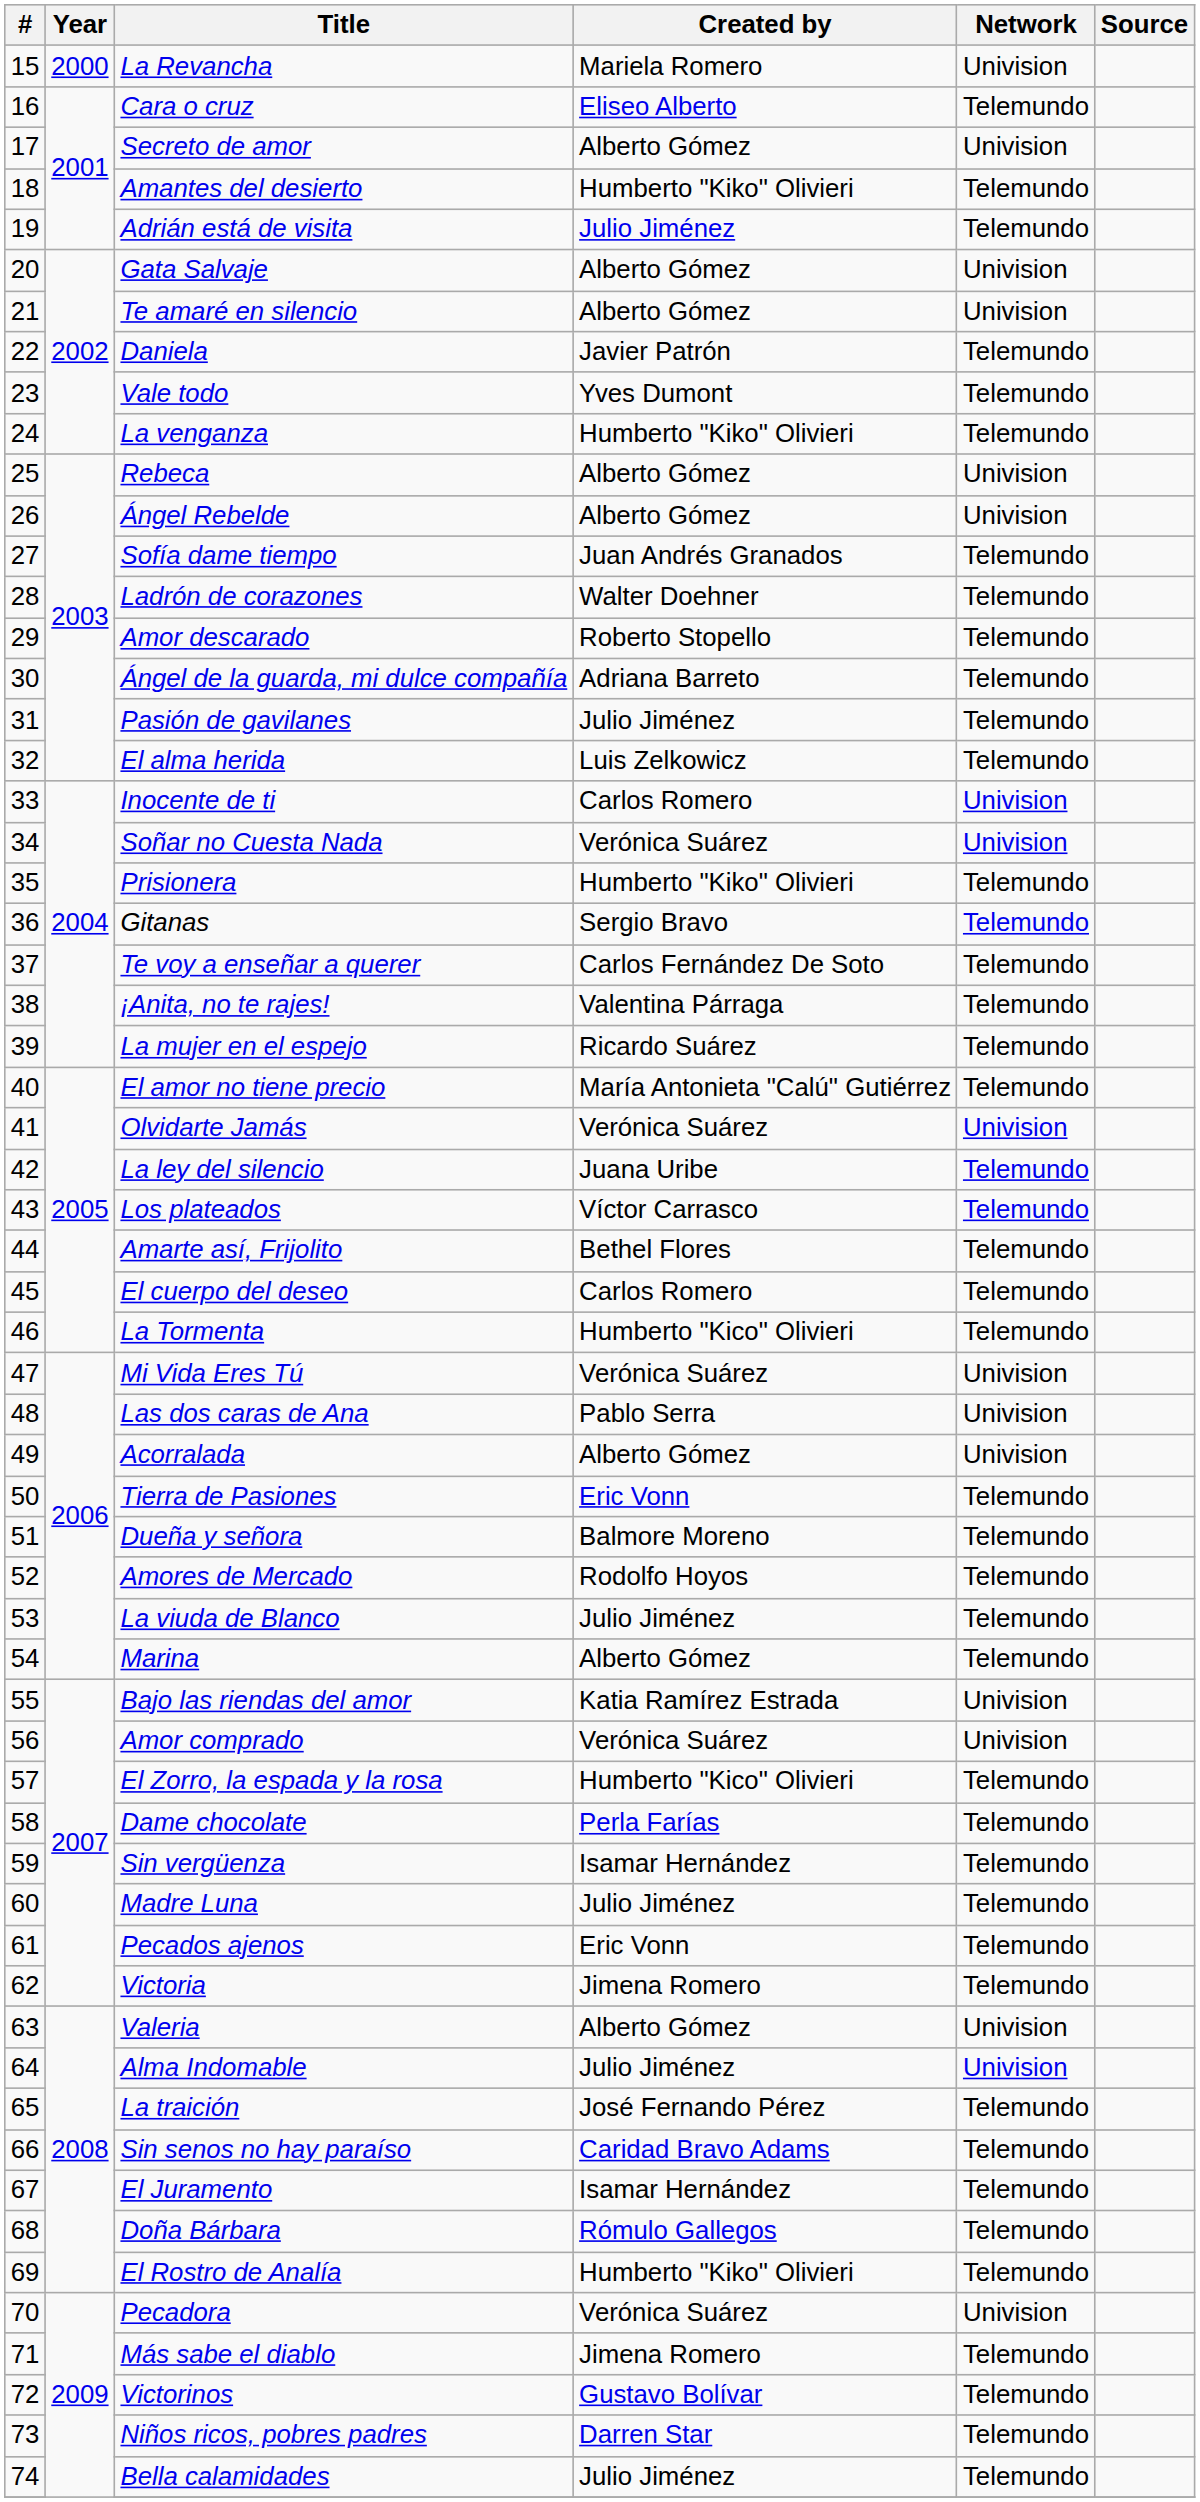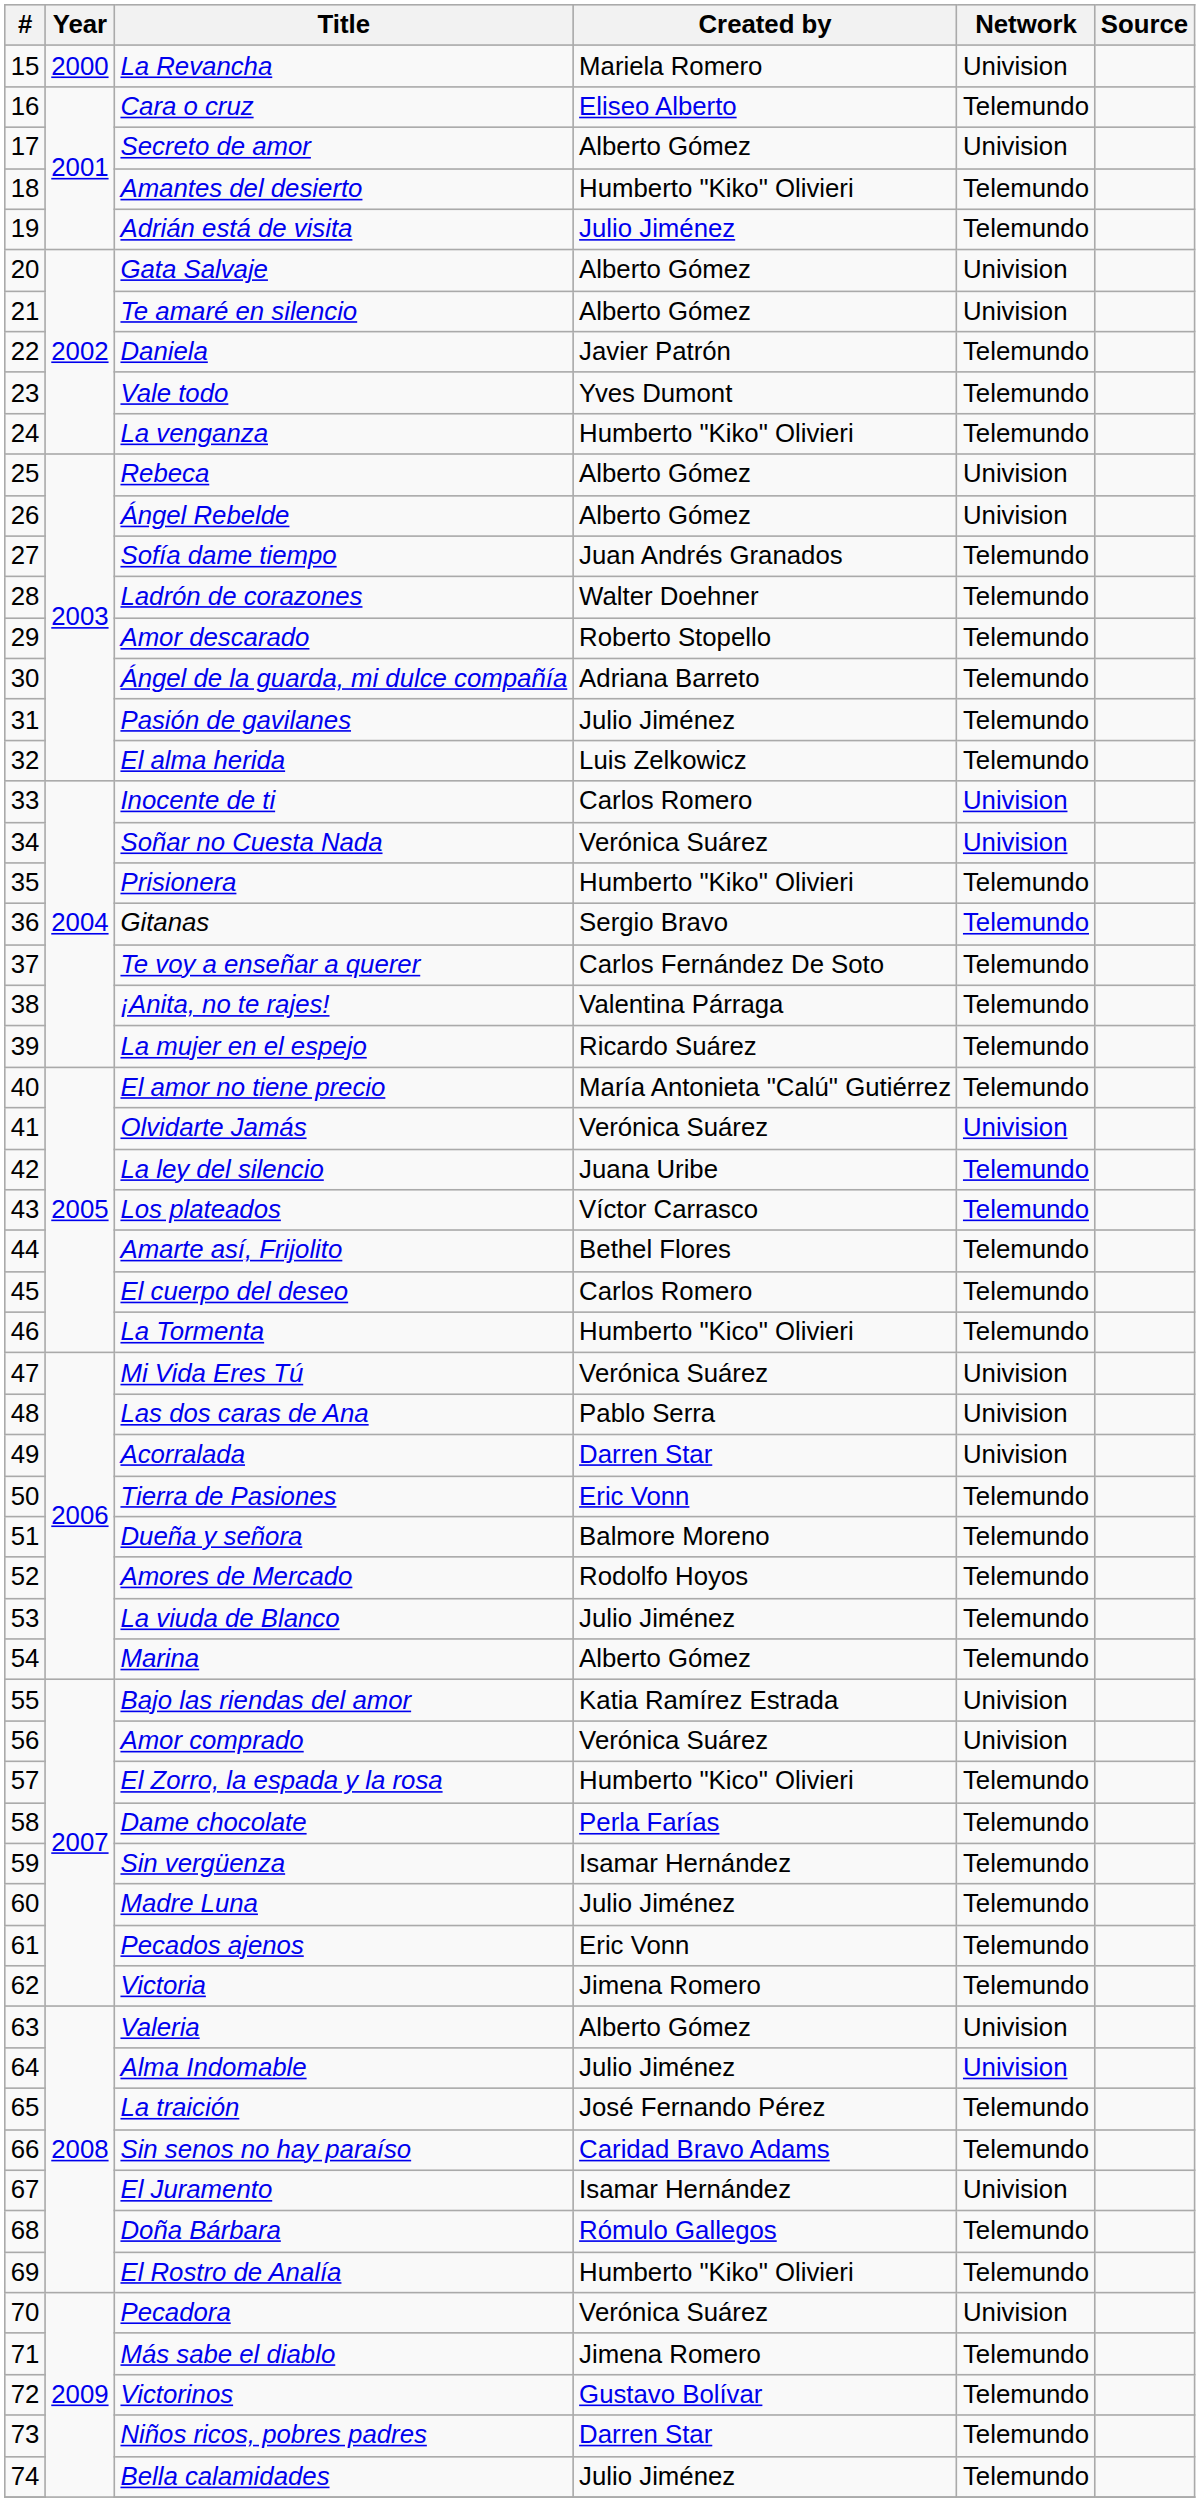(665, 1454) Alberto Gómez -> (646, 1454) Darren Star
(1026, 2190) Telemundo -> (1015, 2190) Univision
